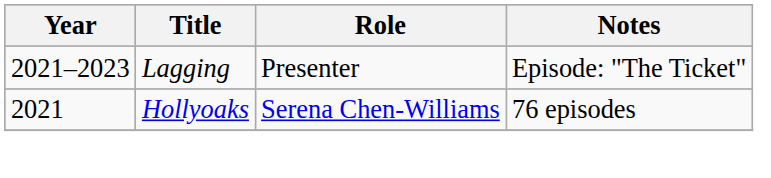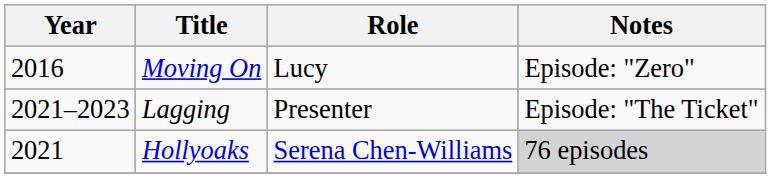+ row: (202, 67)
(574, 109) no background -> (586, 151) lightgrey background
